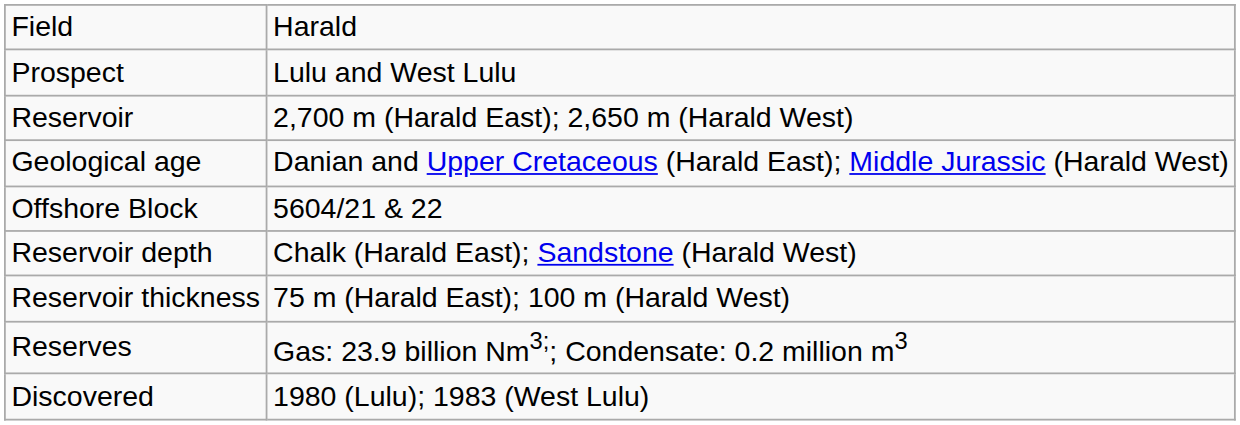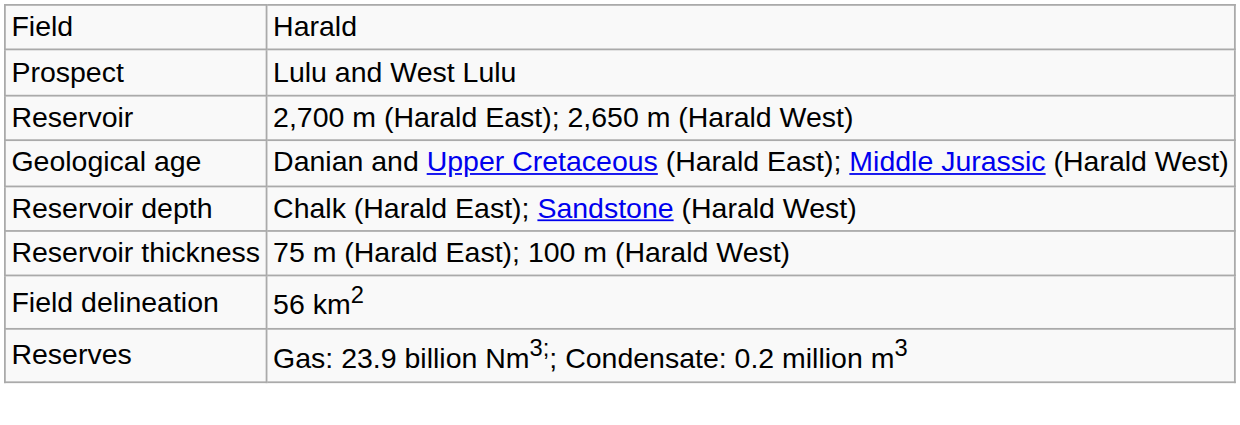- row: (105, 207)
+ row: (115, 301)
- row: (83, 396)
